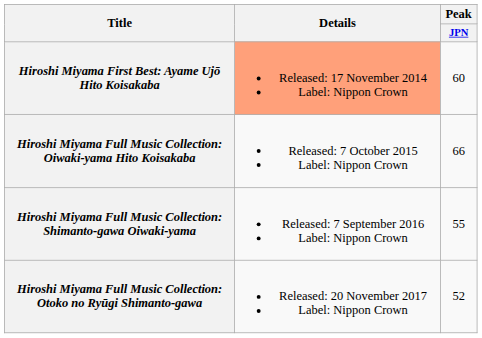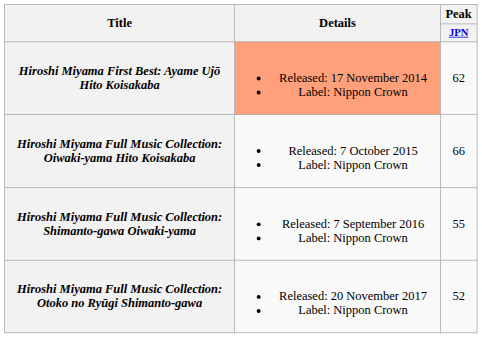(459, 78) 60 -> (459, 78) 62
